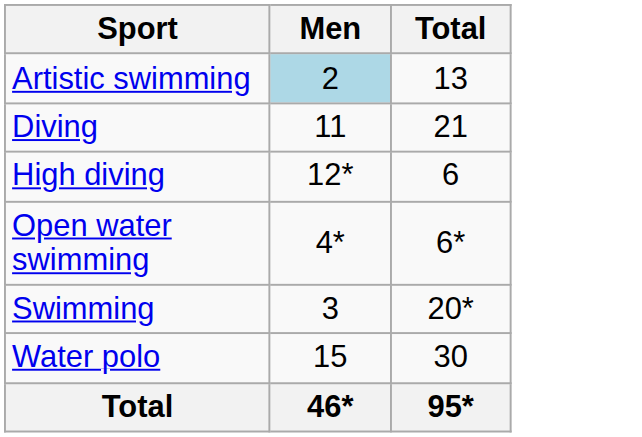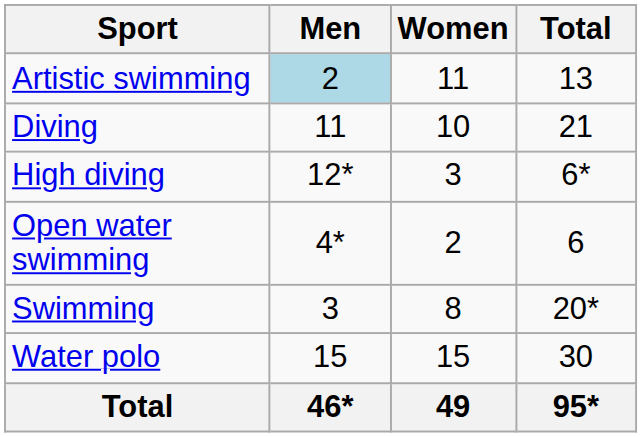+ column: (453, 28)
(451, 175) 6 -> (576, 175) 6*
(451, 242) 6* -> (576, 242) 6
